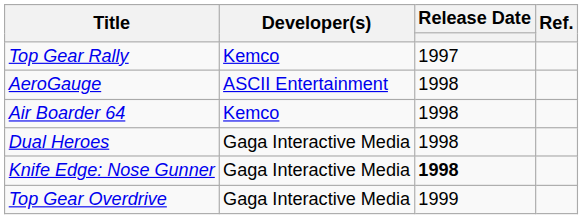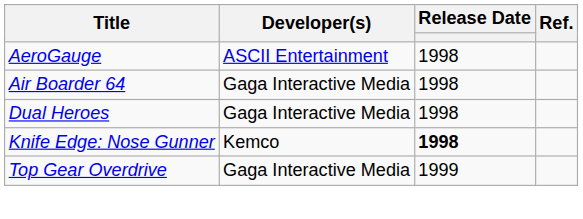- row: (69, 55)
(251, 113) Kemco -> (317, 84) Gaga Interactive Media
(317, 170) Gaga Interactive Media -> (251, 141) Kemco
